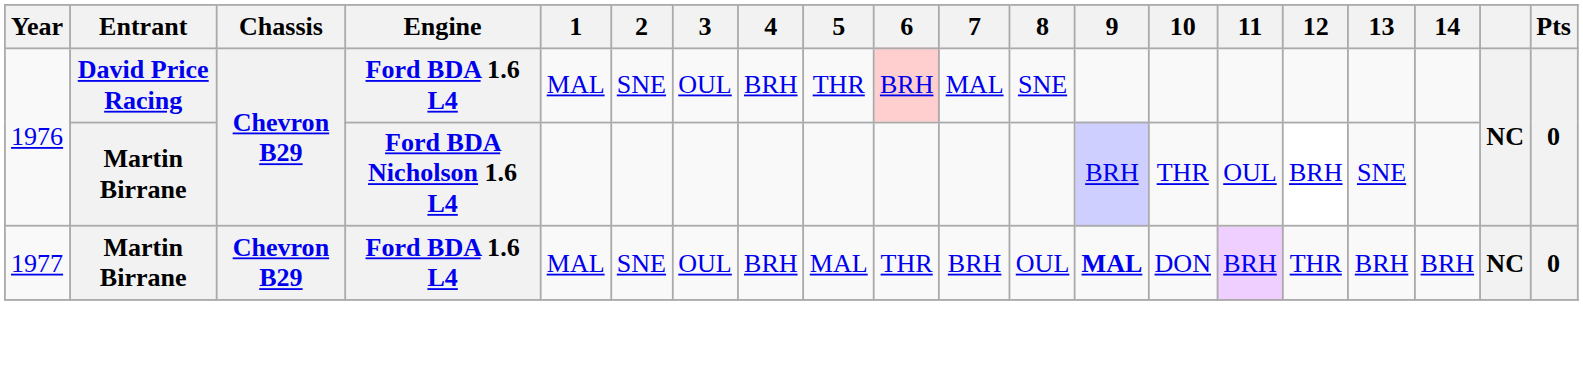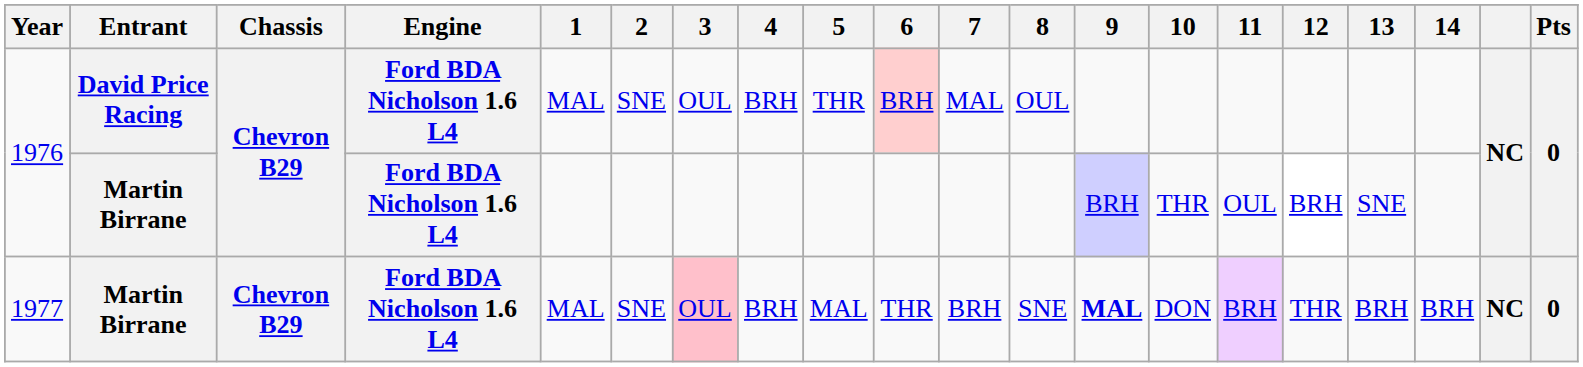(443, 84) Ford BDA 1.6 L4 -> (443, 100) Ford BDA Nicholson 1.6 L4
(1043, 84) SNE -> (1043, 100) OUL
(443, 263) Ford BDA 1.6 L4 -> (443, 309) Ford BDA Nicholson 1.6 L4
(705, 263) no background -> (705, 309) pink background
(1043, 263) OUL -> (1043, 309) SNE
